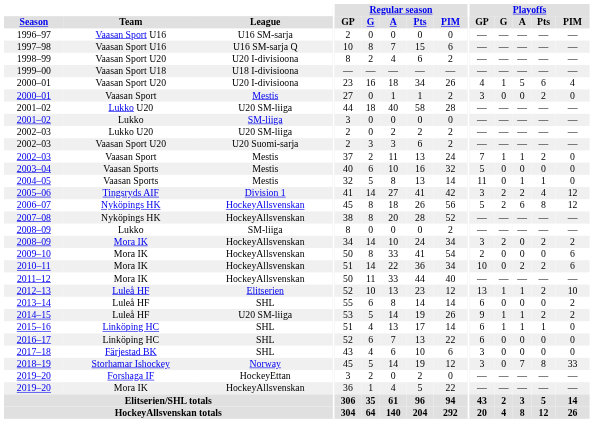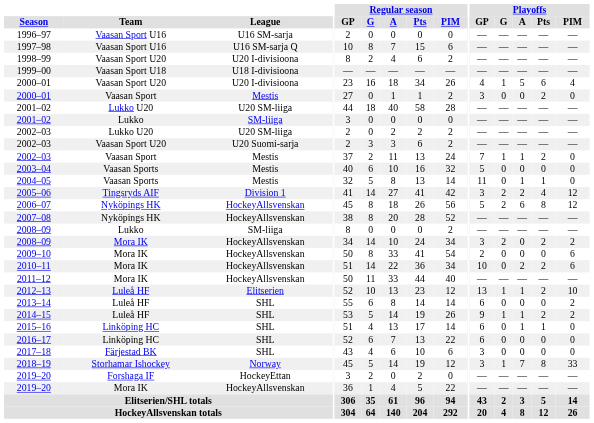(265, 315) U20 SM-liiga -> (265, 315) SHL
(504, 327) 1 -> (504, 327) 0
(504, 364) 0 -> (504, 364) 1
